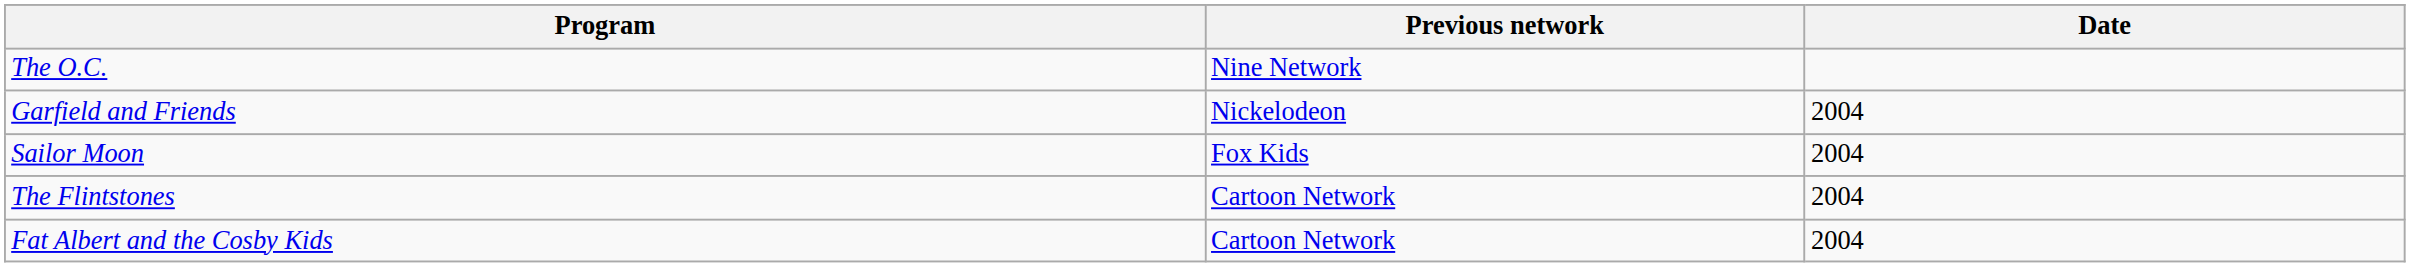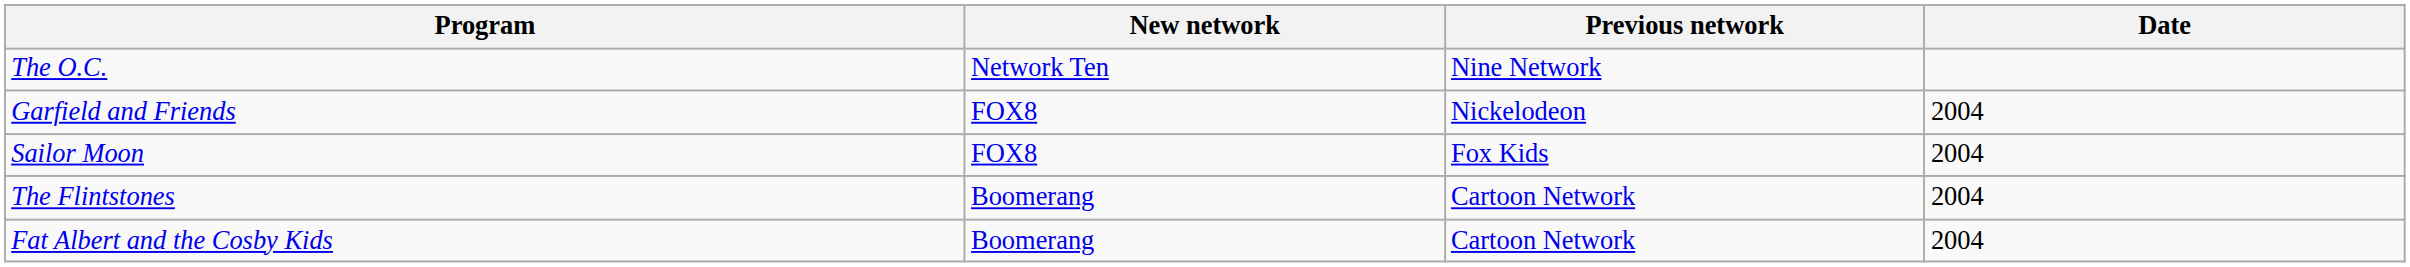+ column: (1205, 25)
